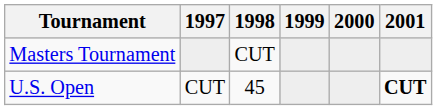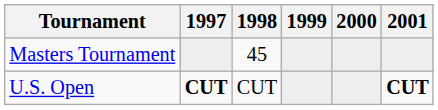(255, 54) CUT -> (257, 54) 45
(205, 88) normal -> (206, 88) bold
(255, 88) 45 -> (257, 88) CUT
